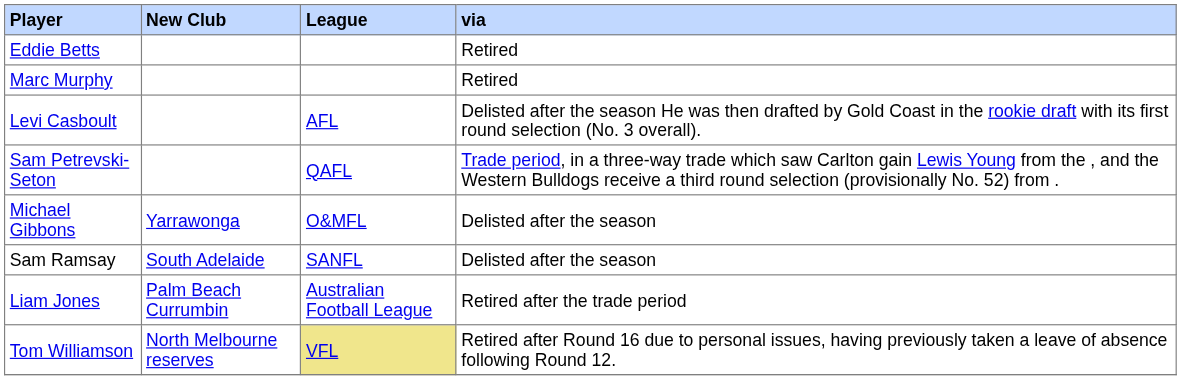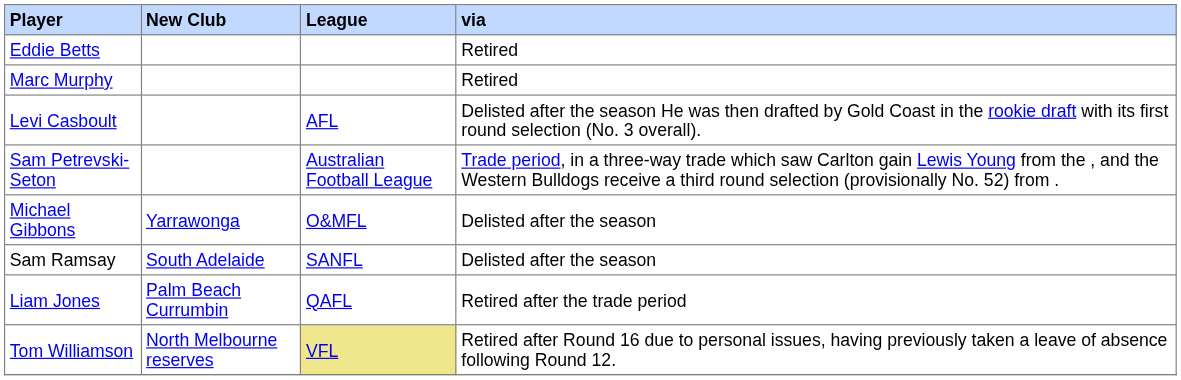(329, 170) QAFL -> (369, 170) Australian Football League
(369, 300) Australian Football League -> (329, 300) QAFL
